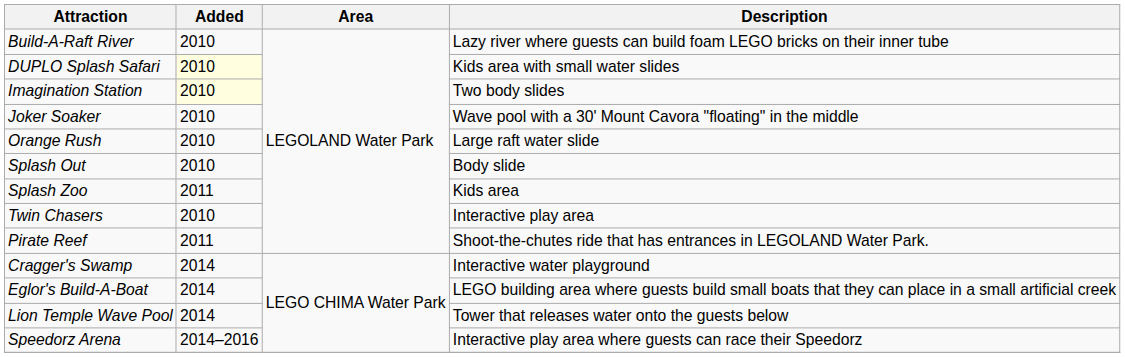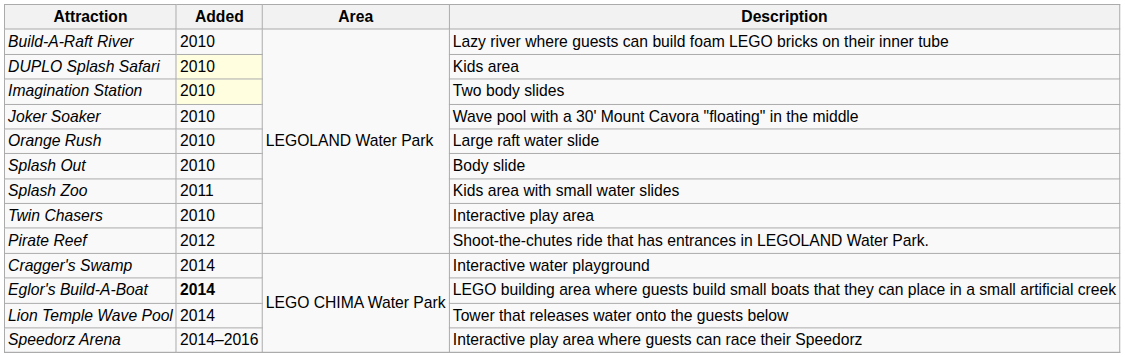(566, 66) Kids area with small water slides -> (486, 66) Kids area
(486, 191) Kids area -> (566, 191) Kids area with small water slides
(197, 240) 2011 -> (198, 240) 2012
(198, 290) normal -> (198, 290) bold
